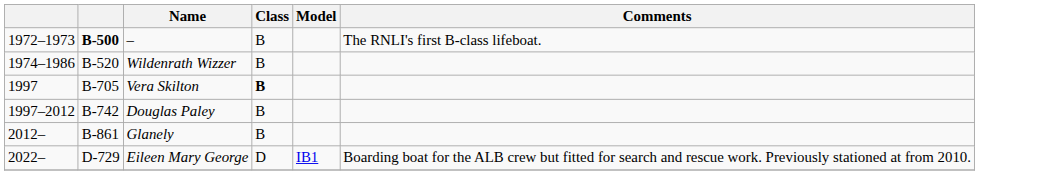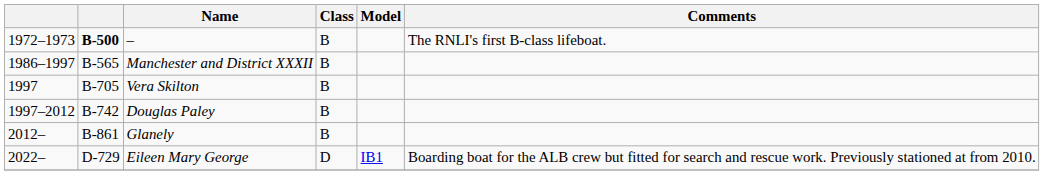- row: (181, 63)
+ row: (220, 63)
(260, 87) bold -> (325, 87) normal
